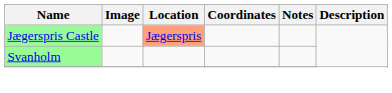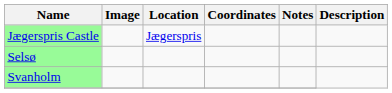(174, 35) lightsalmon background -> (174, 35) no background
+ row: (22, 56)
